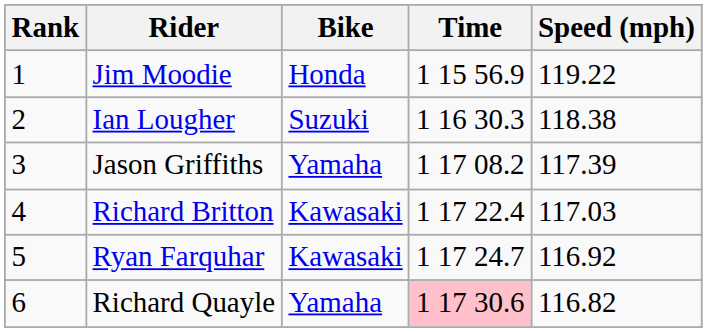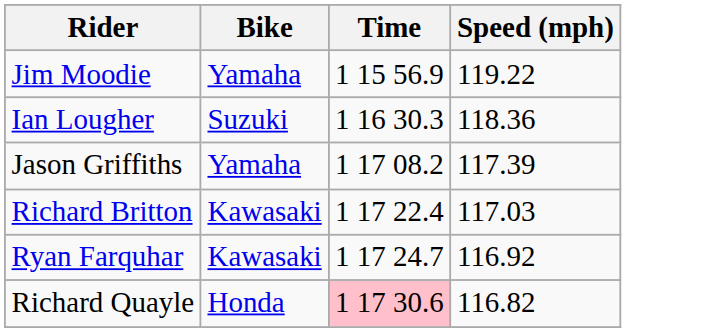- column: (45, 27)
(327, 73) Honda -> (254, 73) Yamaha
(577, 119) 118.38 -> (496, 119) 118.36
(335, 303) Yamaha -> (246, 303) Honda
